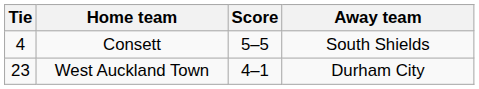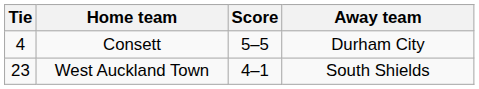(378, 44) South Shields -> (378, 44) Durham City
(378, 71) Durham City -> (378, 71) South Shields
